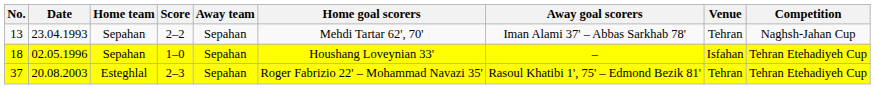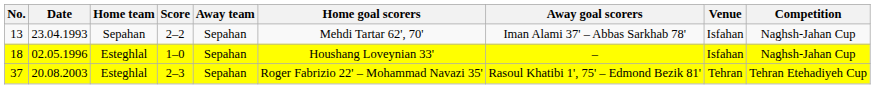(725, 34) Tehran -> (725, 34) Isfahan
(124, 53) Sepahan -> (124, 53) Esteghlal
(808, 53) Tehran Etehadiyeh Cup -> (808, 53) Naghsh-Jahan Cup
